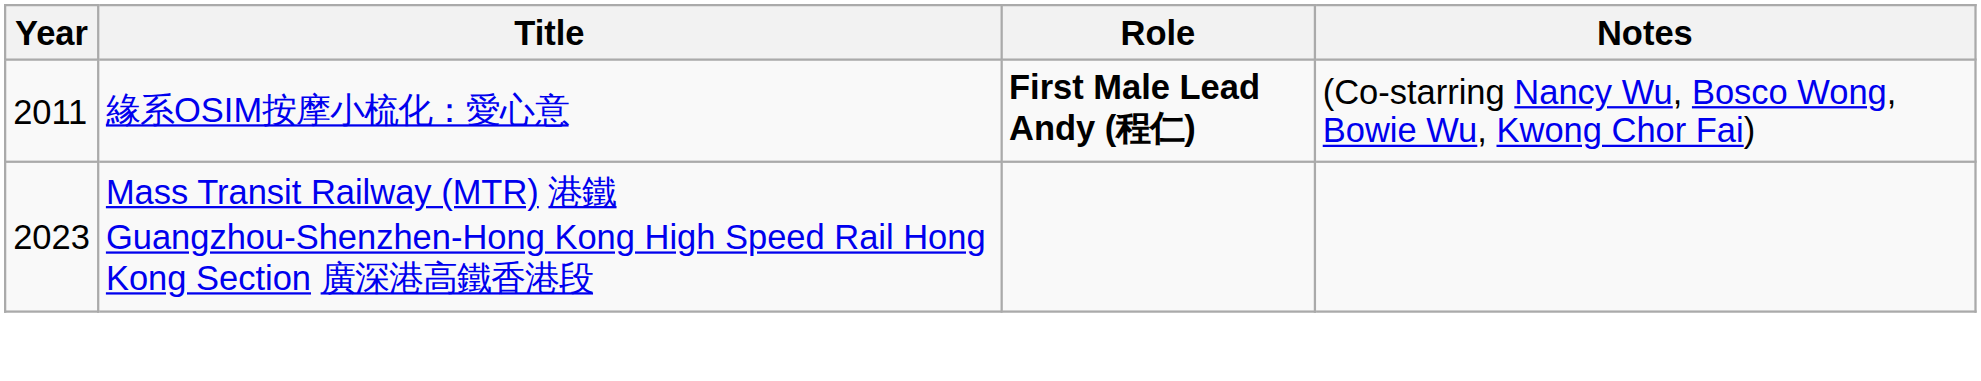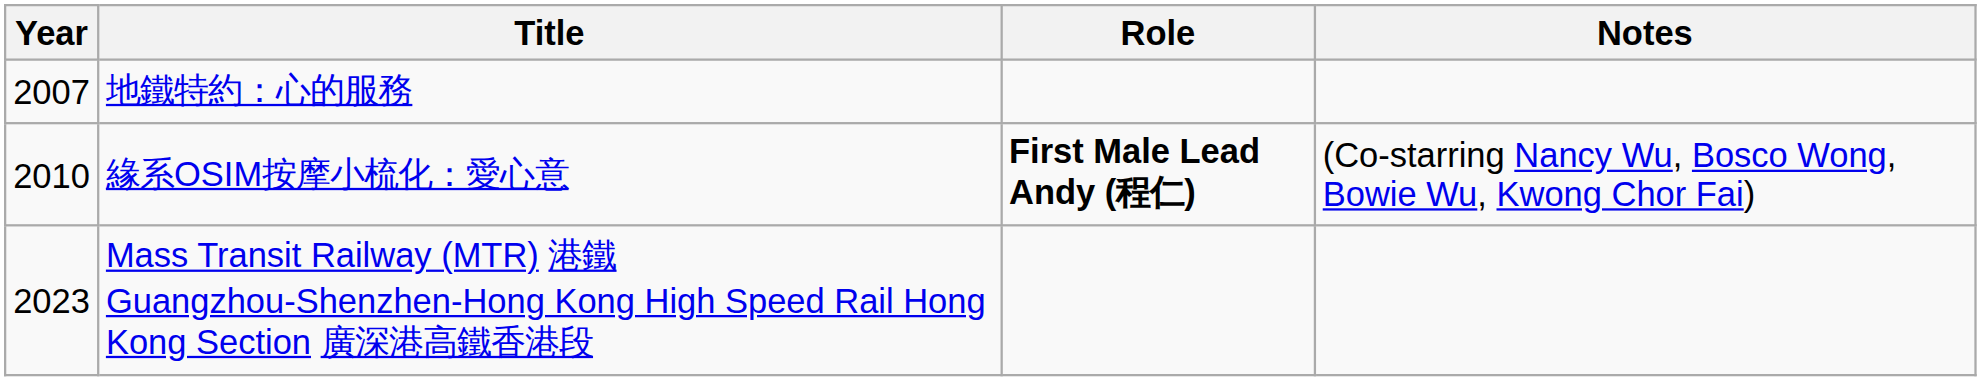+ row: (259, 90)
(50, 111) 2011 -> (52, 175) 2010
